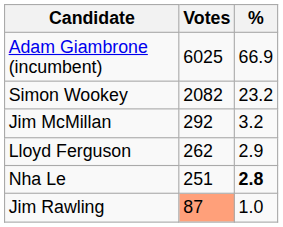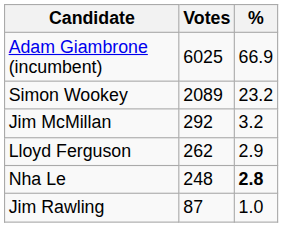(203, 94) 2082 -> (203, 94) 2089
(198, 179) 251 -> (198, 179) 248
(193, 207) lightsalmon background -> (193, 207) no background
